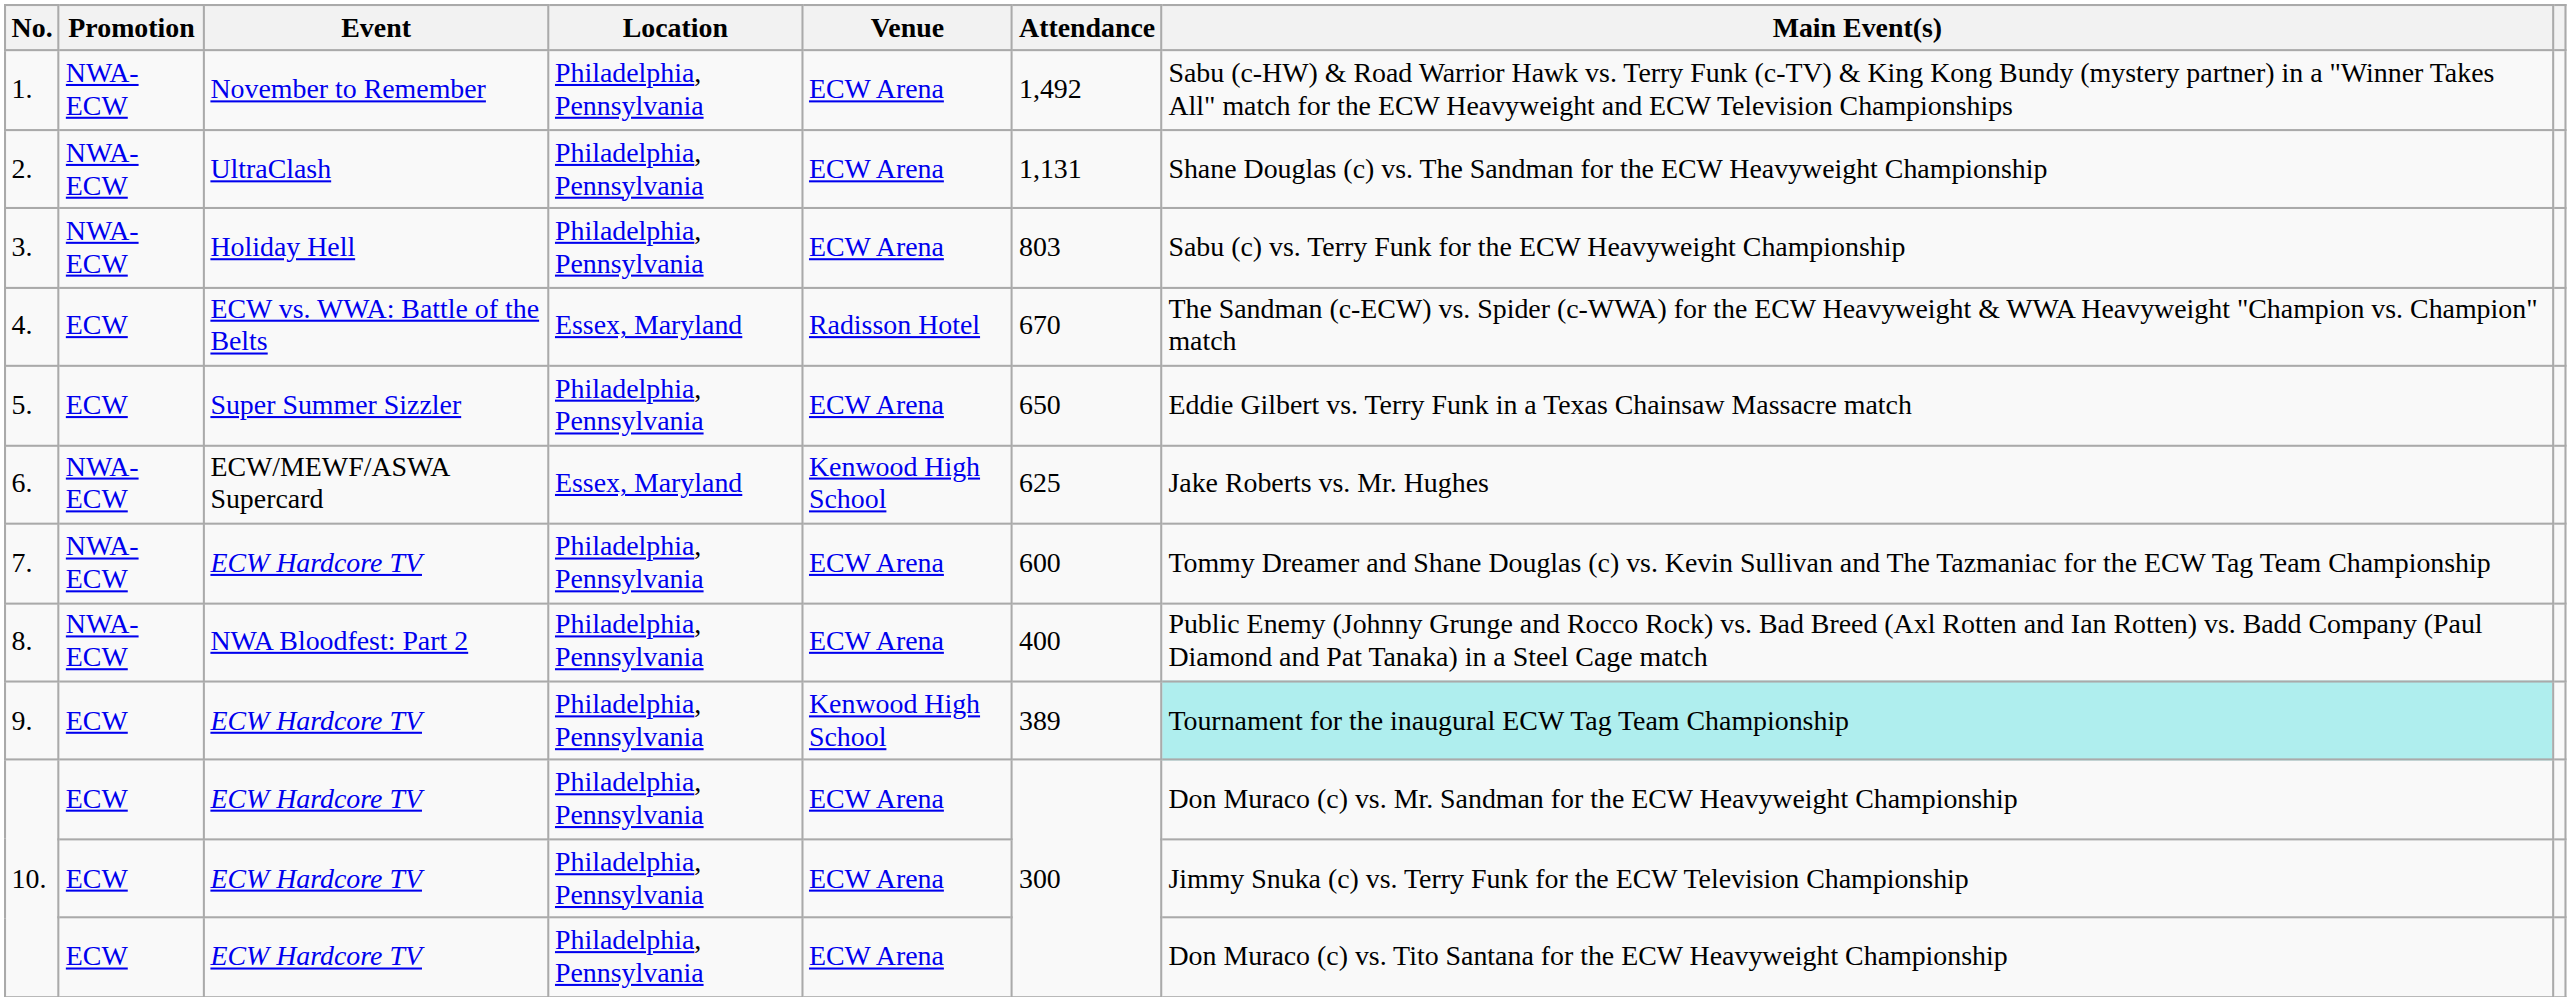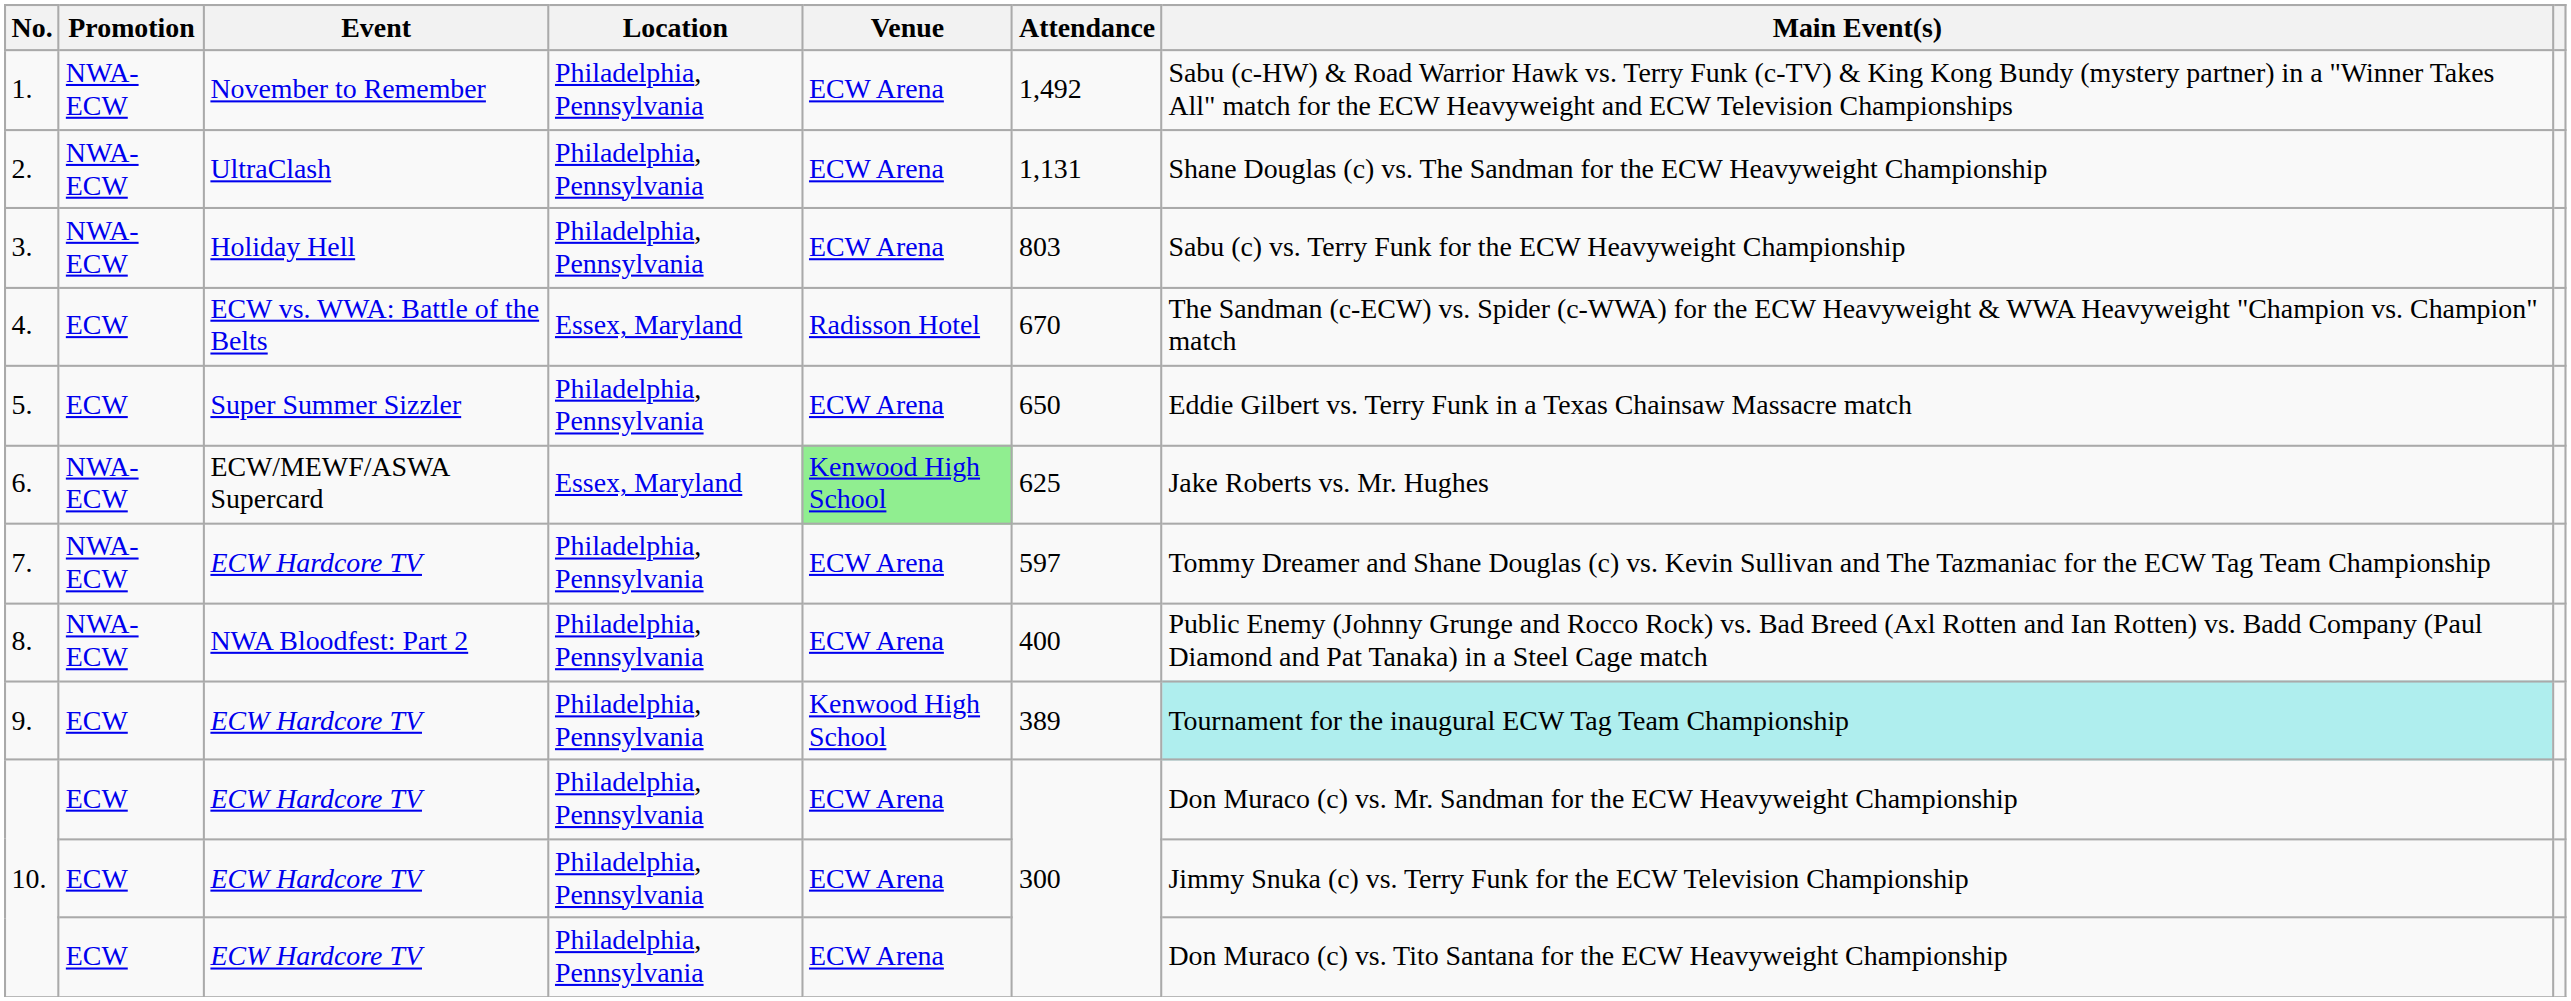(895, 483) no background -> (895, 483) lightgreen background
(1040, 562) 600 -> (1040, 562) 597
